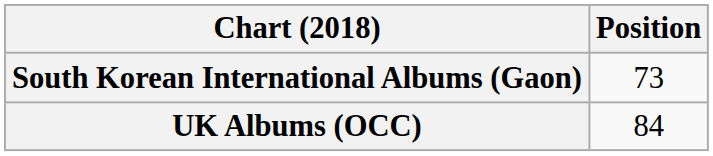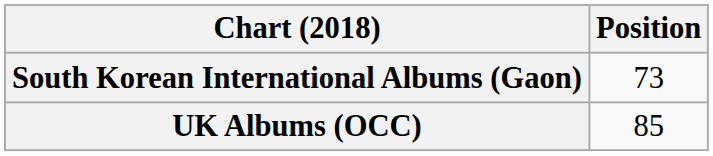(649, 125) 84 -> (649, 125) 85
